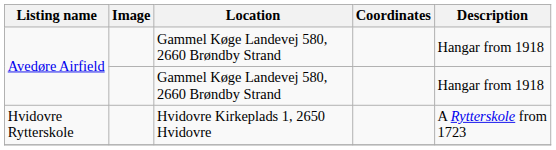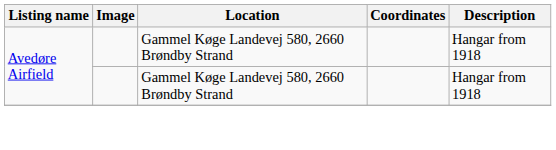- row: (41, 124)
